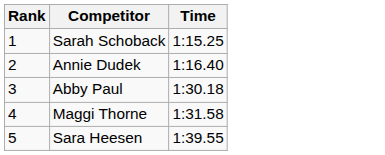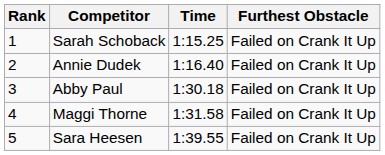+ column: (303, 16)
